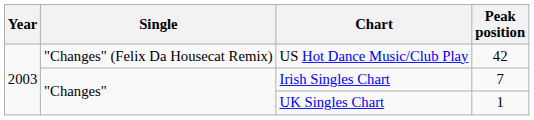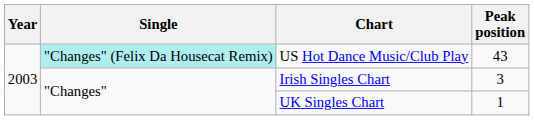(158, 56) no background -> (158, 56) paleturquoise background
(500, 56) 42 -> (500, 56) 43
(500, 79) 7 -> (500, 79) 3
